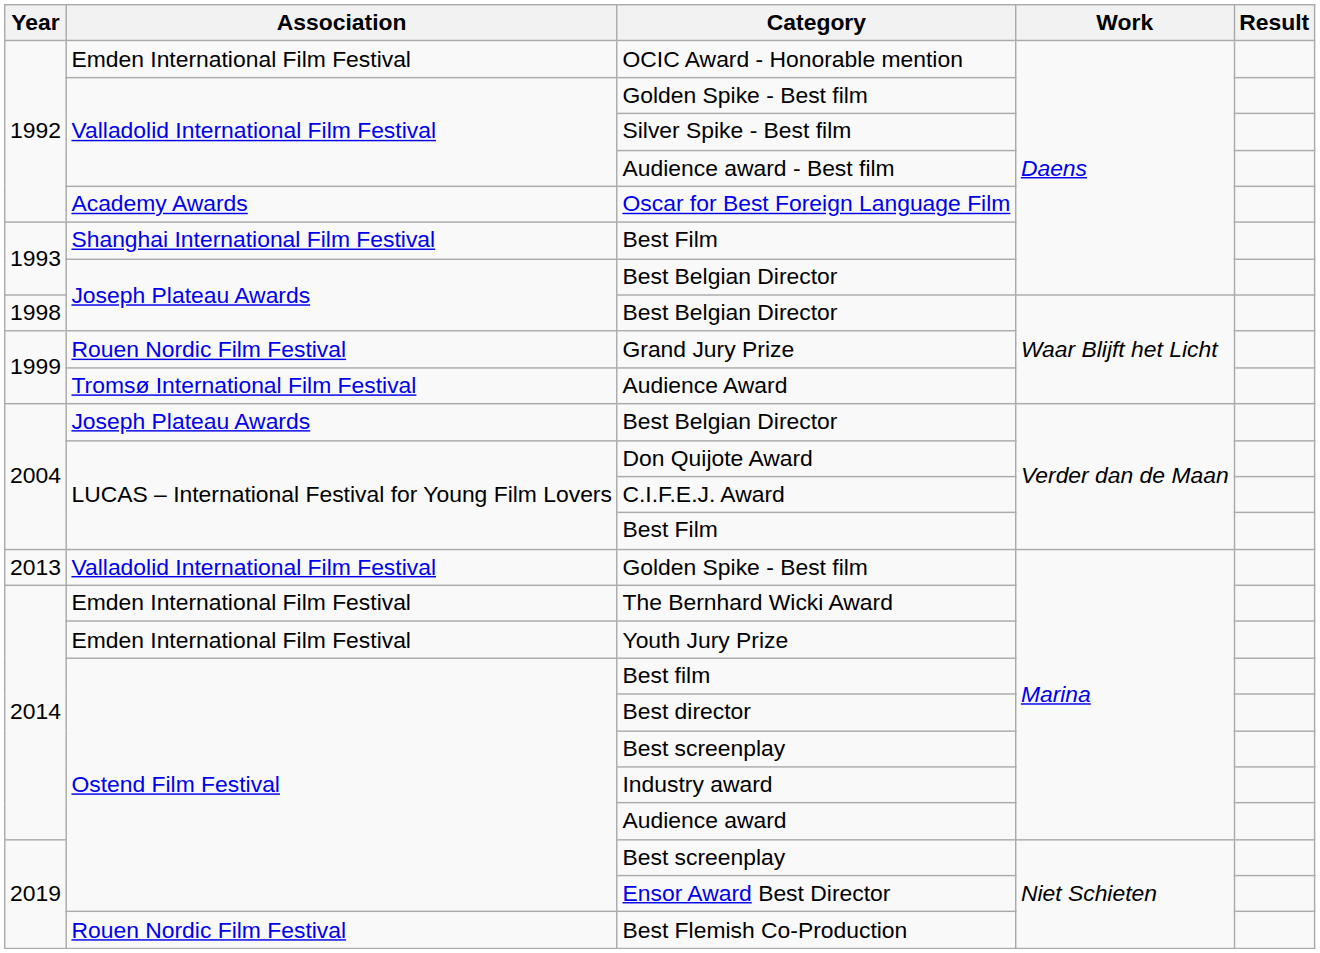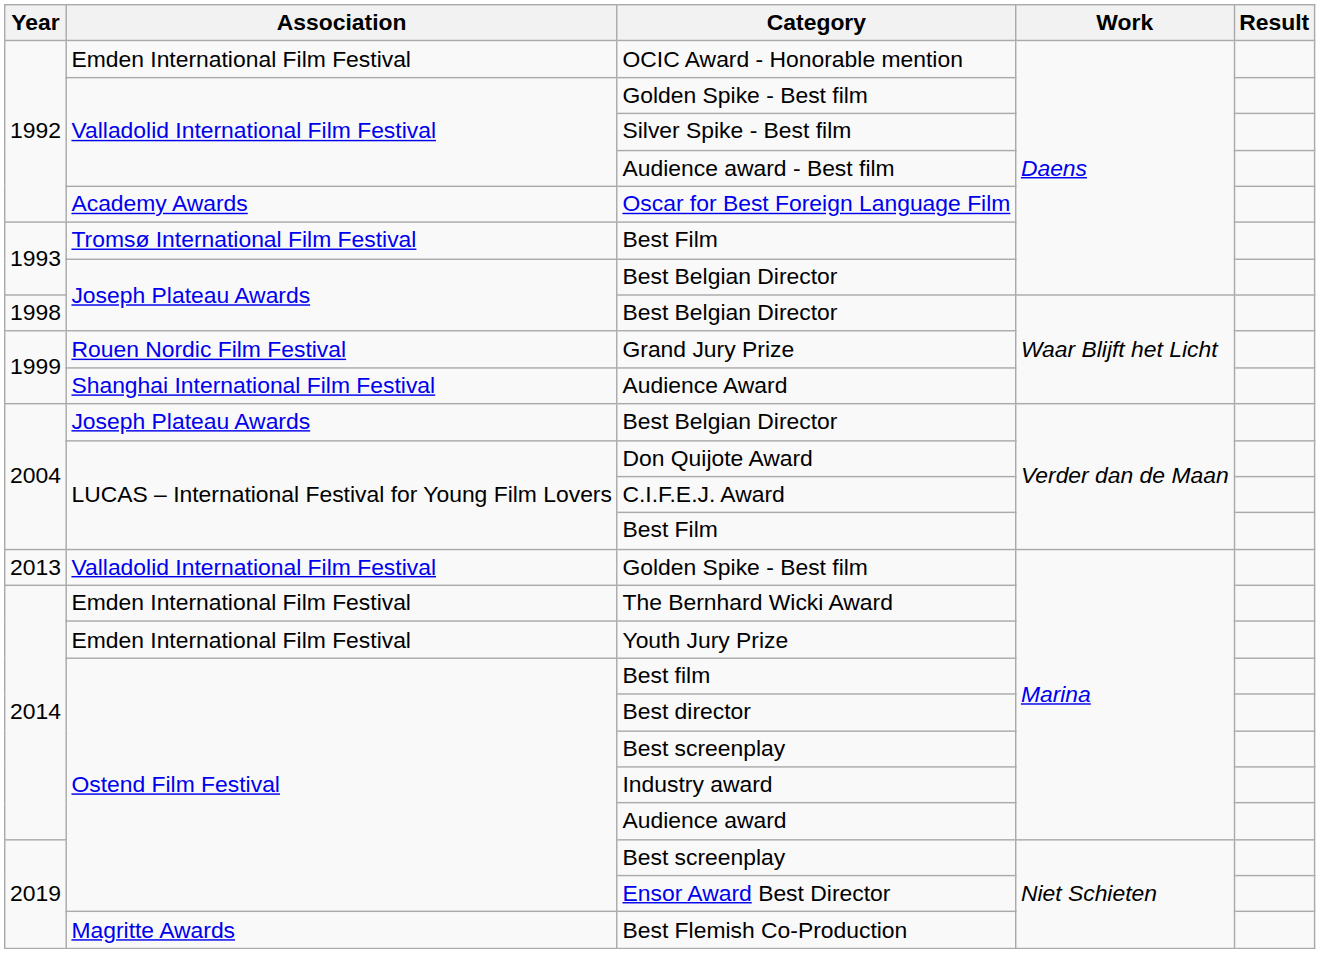(253, 240) Shanghai International Film Festival -> (244, 240) Tromsø International Film Festival
(244, 385) Tromsø International Film Festival -> (253, 385) Shanghai International Film Festival
(209, 929) Rouen Nordic Film Festival -> (153, 929) Magritte Awards
